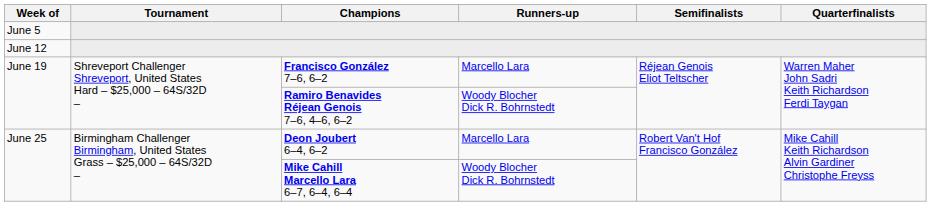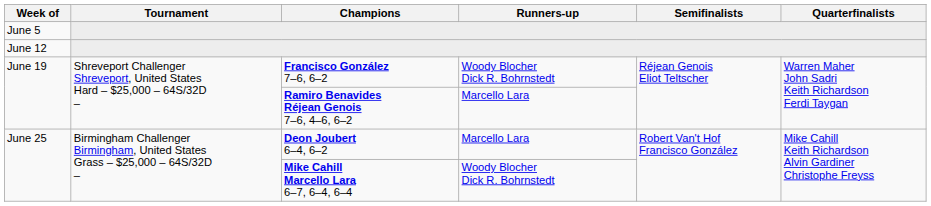(495, 66) Marcello Lara -> (508, 72) Woody Blocher Dick R. Bohrnstedt
(508, 102) Woody Blocher Dick R. Bohrnstedt -> (495, 95) Marcello Lara
